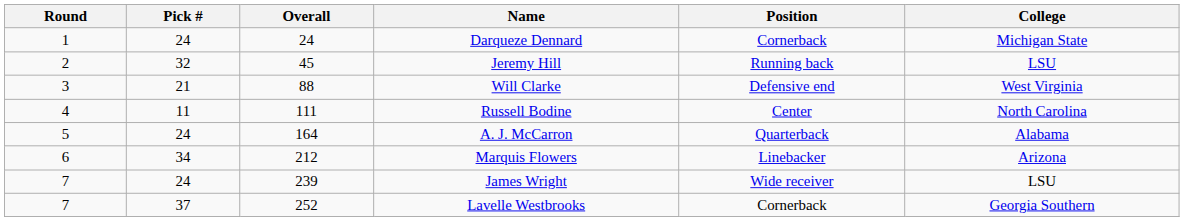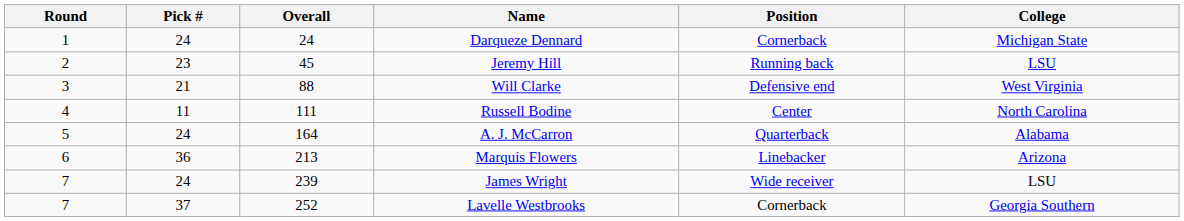(183, 63) 32 -> (183, 63) 23
(183, 157) 34 -> (183, 157) 36
(306, 157) 212 -> (306, 157) 213
